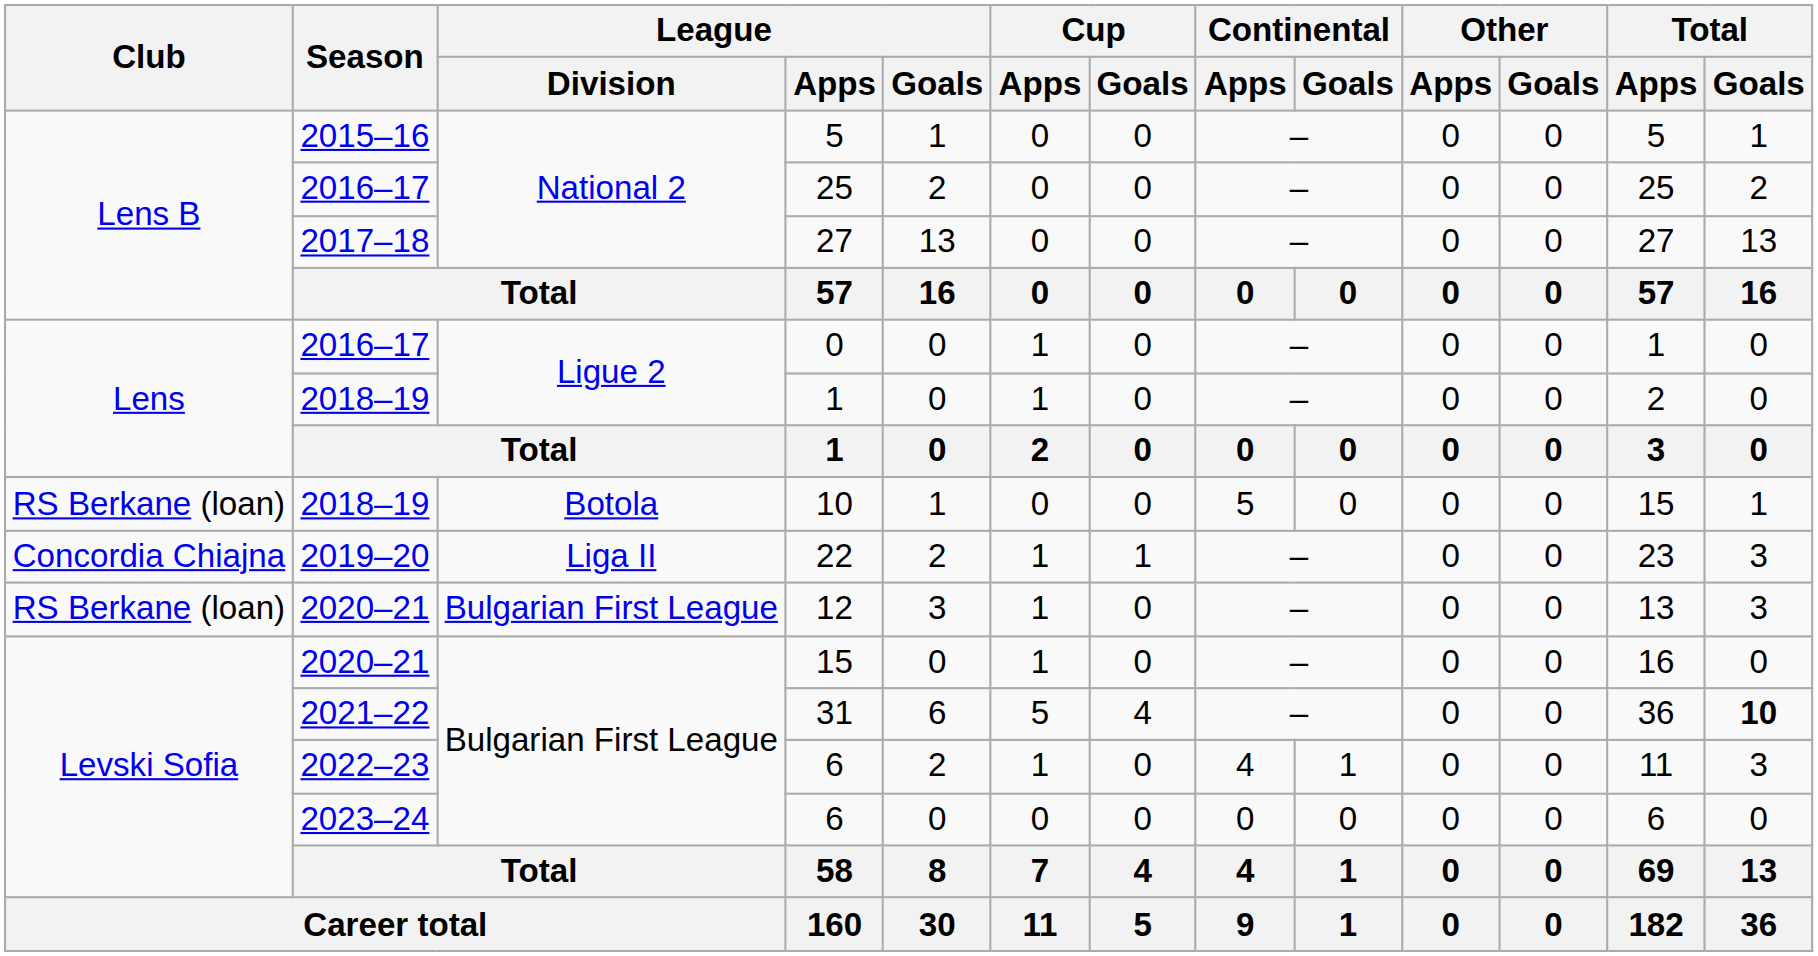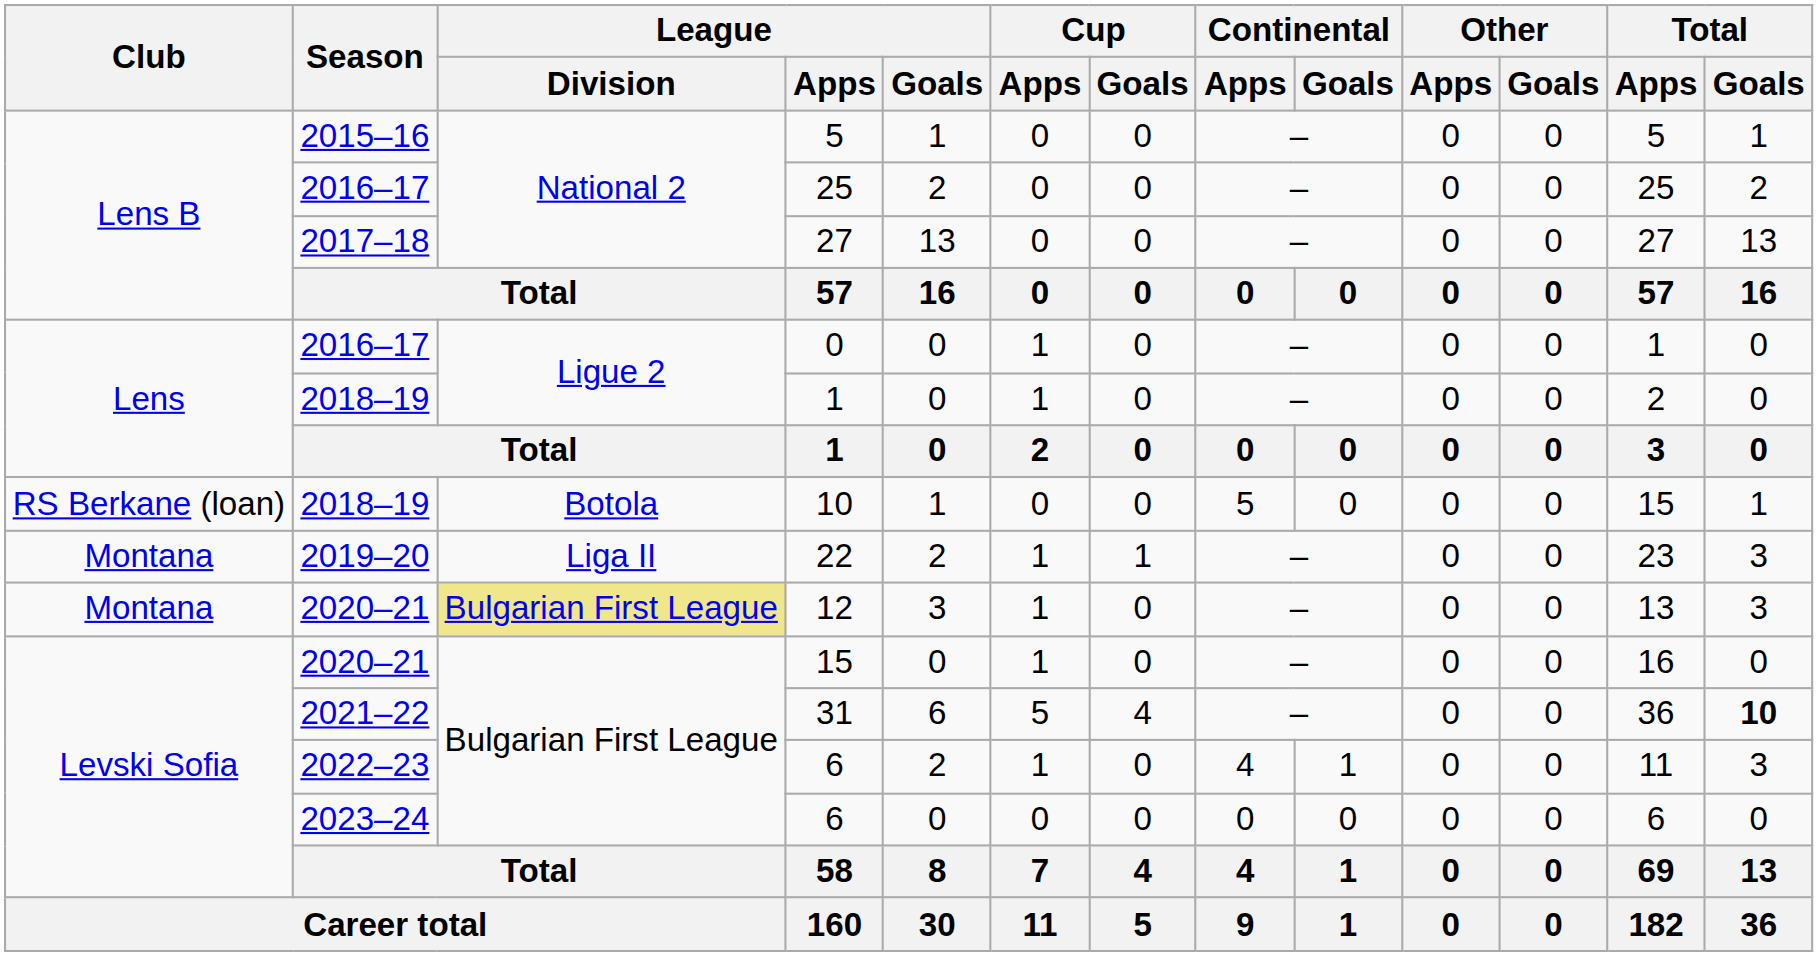(149, 556) Concordia Chiajna -> (149, 556) Montana
(149, 608) RS Berkane (loan) -> (149, 608) Montana
(611, 608) no background -> (611, 608) khaki background
